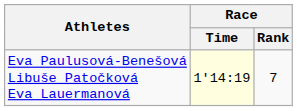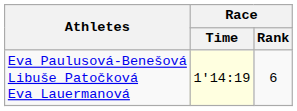(273, 78) 7 -> (273, 78) 6
